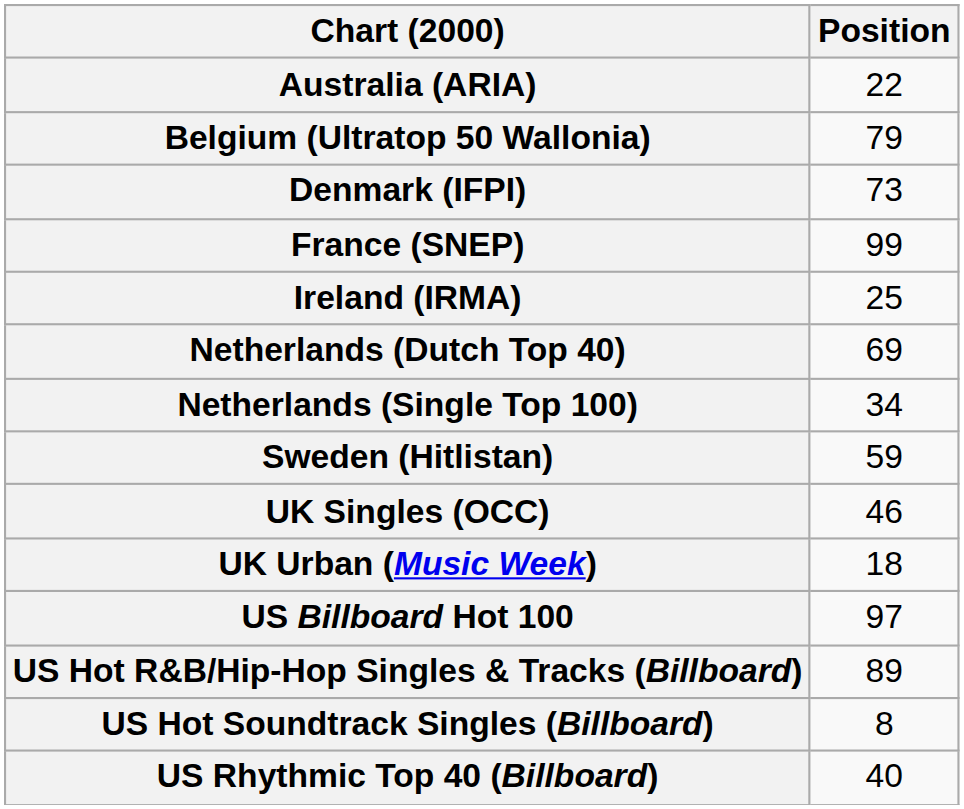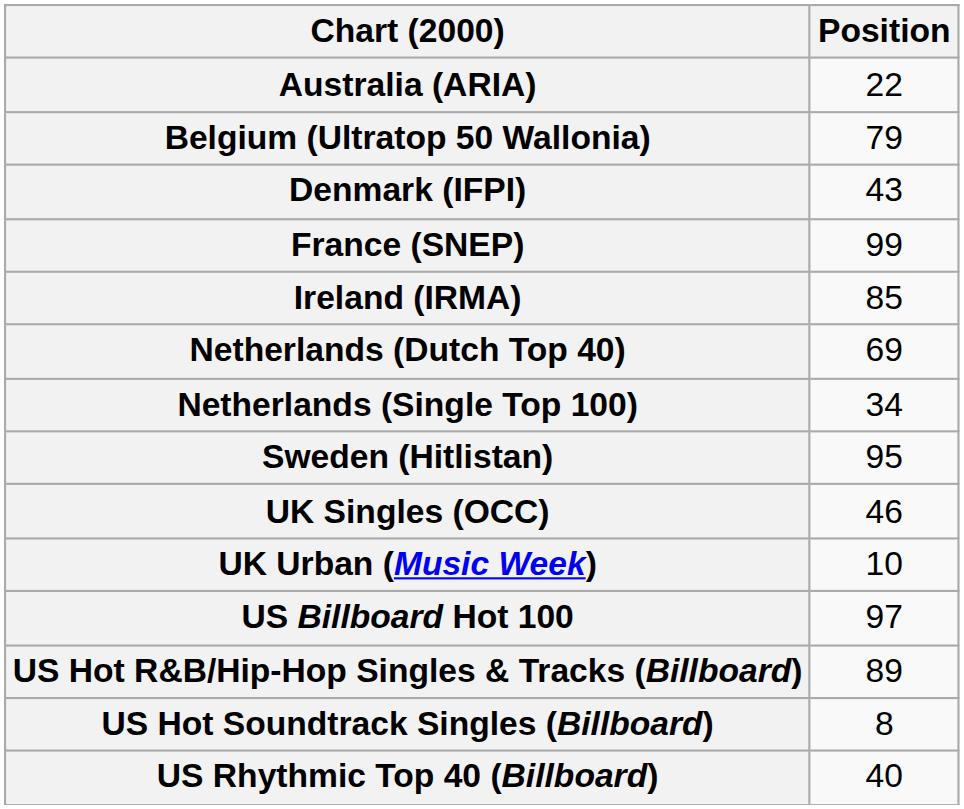(884, 191) 73 -> (884, 191) 43
(884, 297) 25 -> (884, 297) 85
(884, 457) 59 -> (884, 457) 95
(884, 564) 18 -> (884, 564) 10
